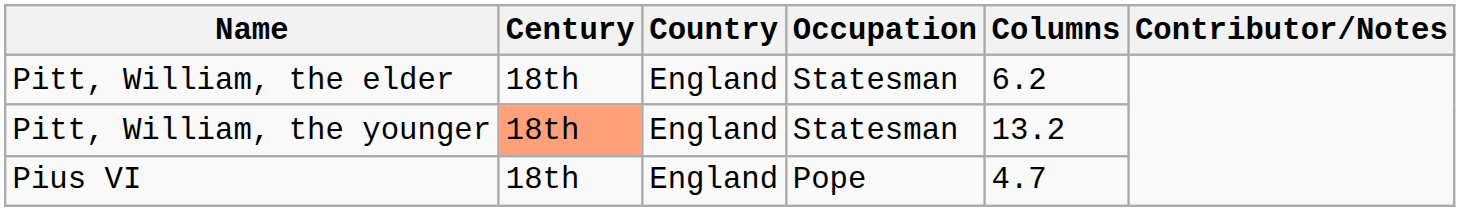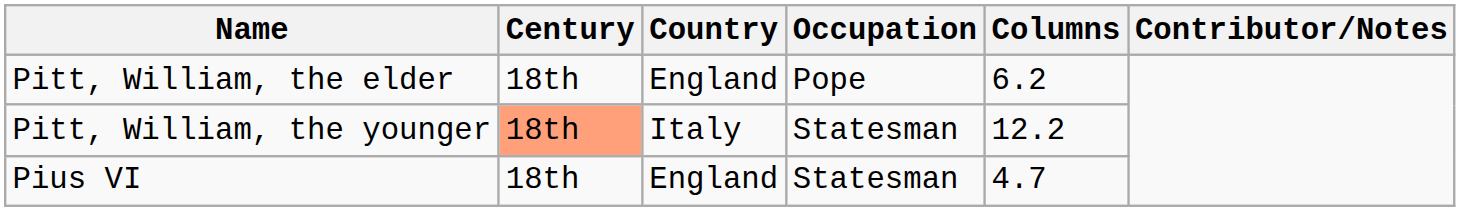(876, 80) Statesman -> (830, 80) Pope
(714, 130) England -> (695, 130) Italy
(1028, 130) 13.2 -> (1028, 130) 12.2
(830, 180) Pope -> (876, 180) Statesman
